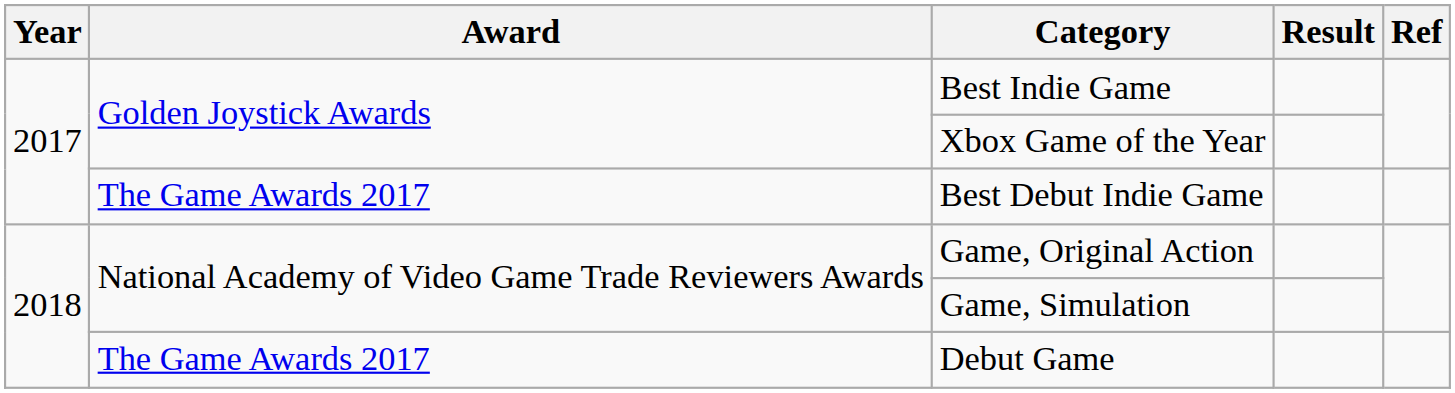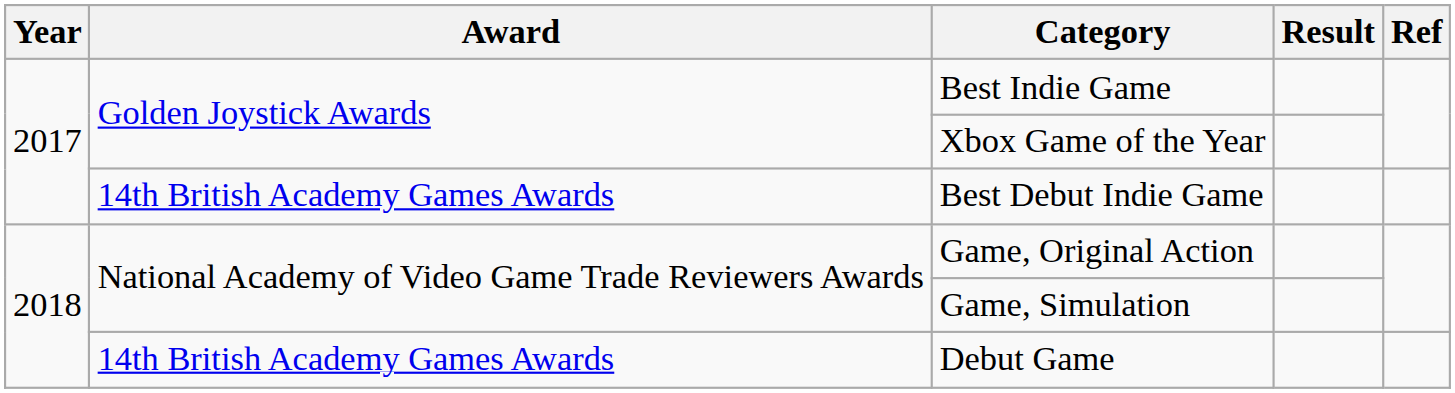(264, 195) The Game Awards 2017 -> (356, 195) 14th British Academy Games Awards
(264, 359) The Game Awards 2017 -> (356, 359) 14th British Academy Games Awards
